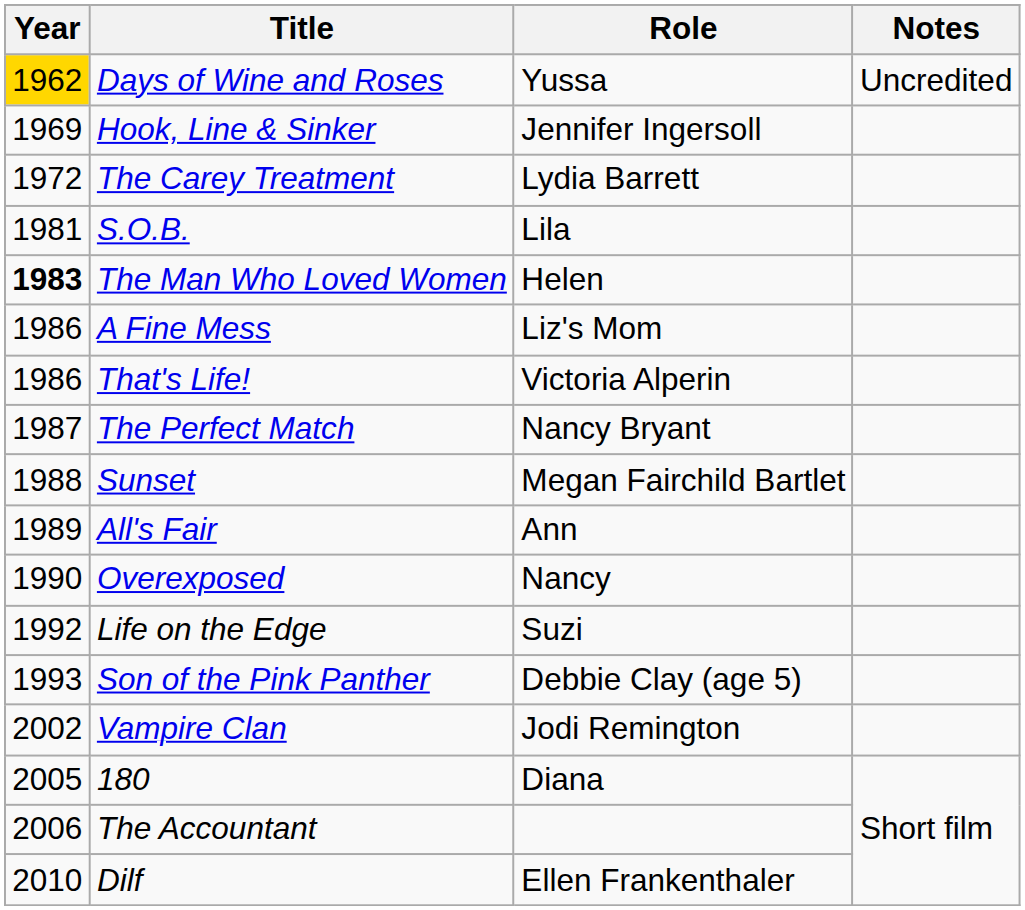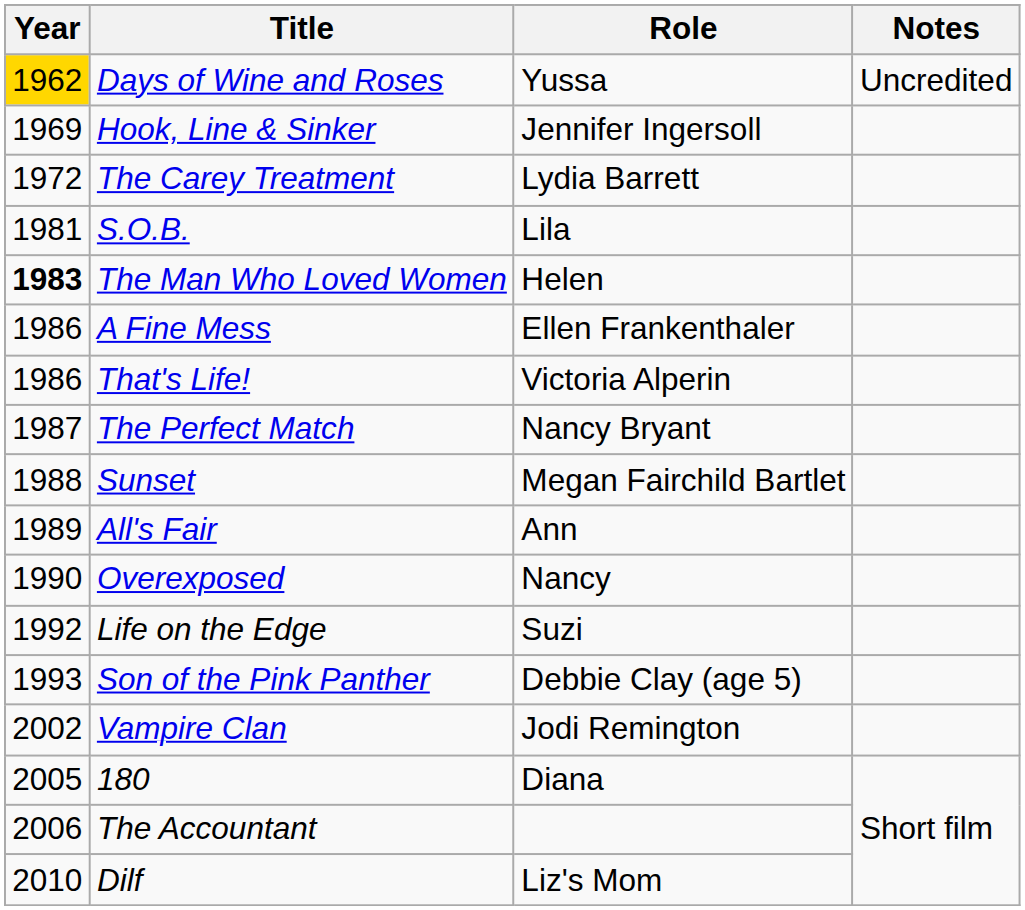(592, 329) Liz's Mom -> (658, 329) Ellen Frankenthaler
(658, 879) Ellen Frankenthaler -> (592, 879) Liz's Mom
